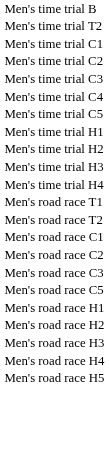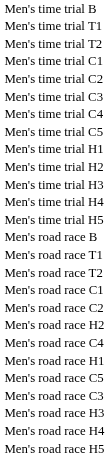+ row: (53, 26)
+ row: (54, 219)
+ row: (51, 237)
rows swapped: (54, 272) <-> (54, 325)
+ row: (54, 343)
rows swapped: (54, 290) <-> (54, 307)
